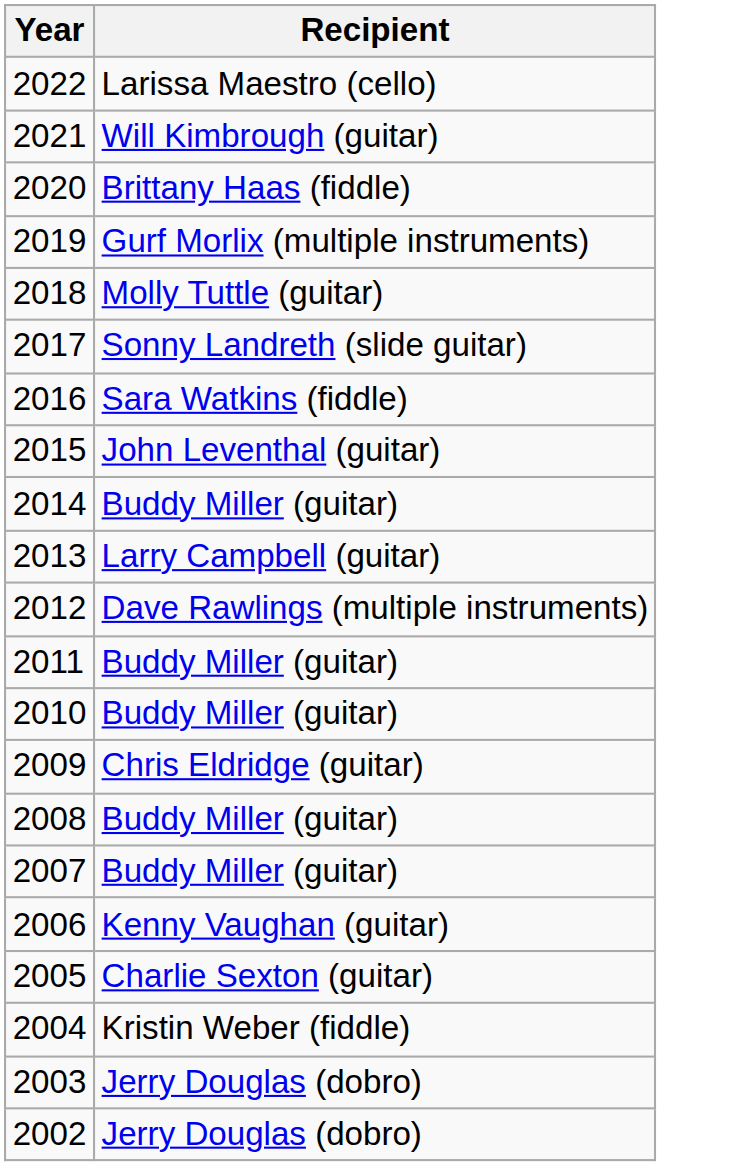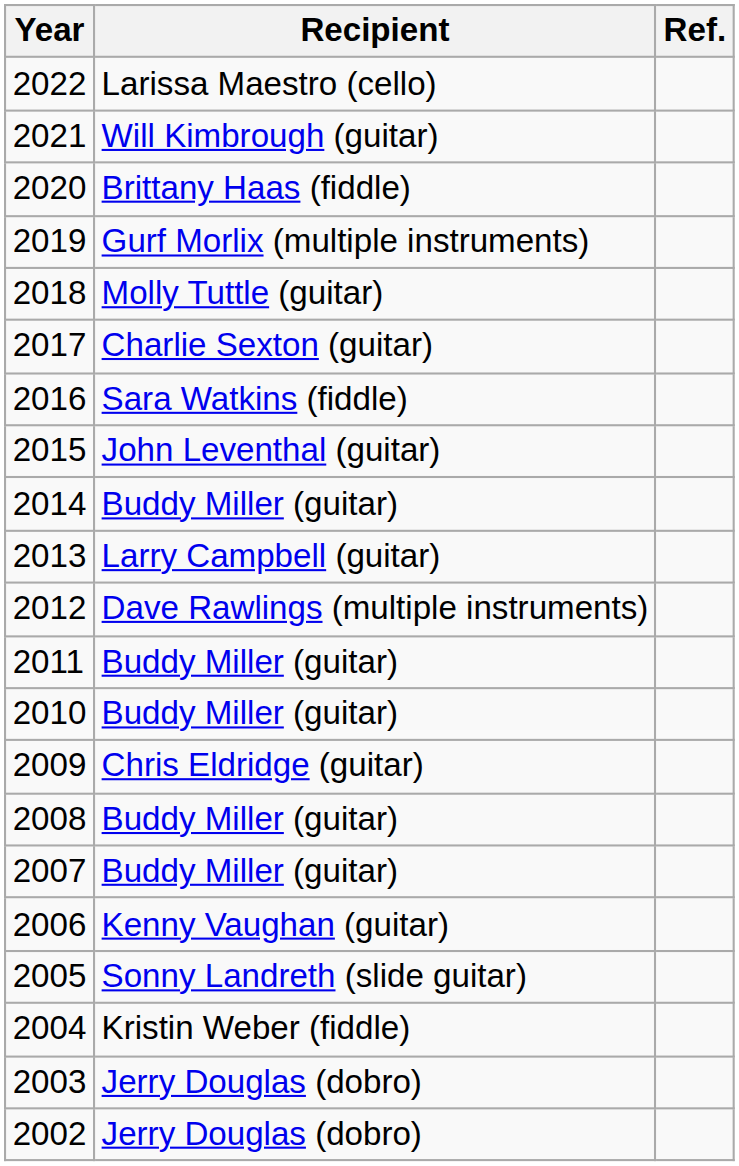+ column: (695, 30)
(314, 345) Sonny Landreth (slide guitar) -> (267, 345) Charlie Sexton (guitar)
(267, 976) Charlie Sexton (guitar) -> (314, 976) Sonny Landreth (slide guitar)
